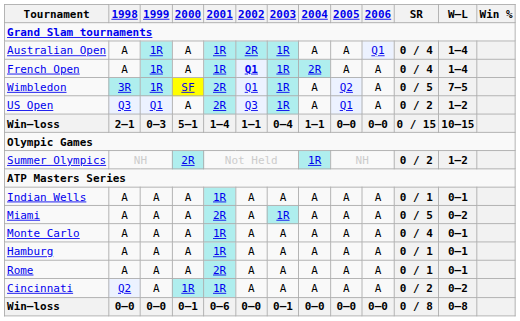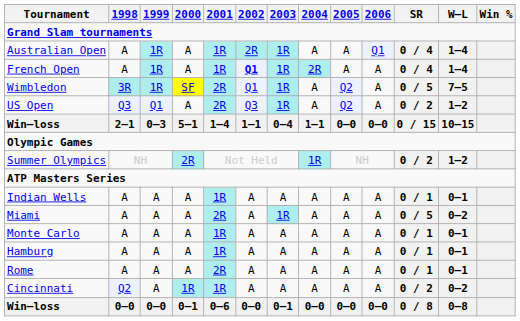(346, 105) Q1 -> (346, 105) Q2
(416, 233) 0 / 4 -> (416, 233) 0 / 1
